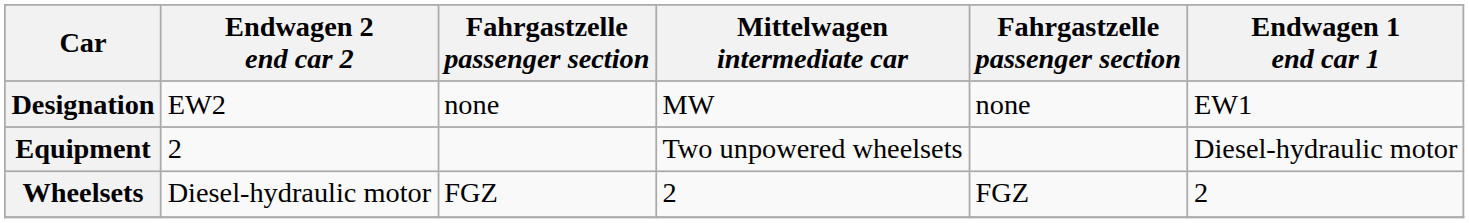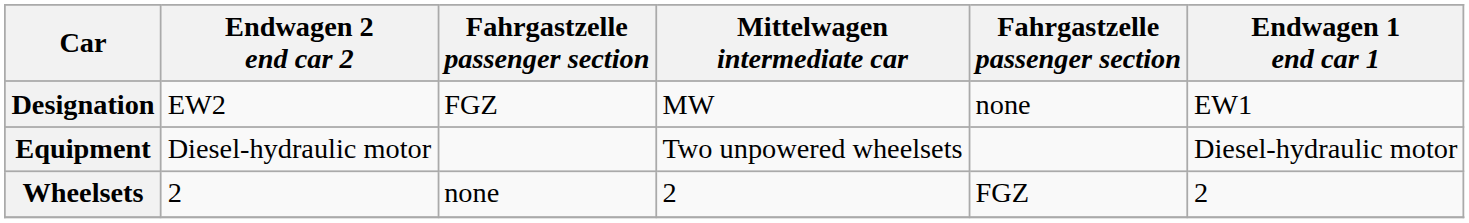(472, 103) none -> (471, 103) FGZ
(175, 148) 2 -> (299, 148) Diesel-hydraulic motor
(299, 193) Diesel-hydraulic motor -> (175, 193) 2
(471, 193) FGZ -> (472, 193) none
